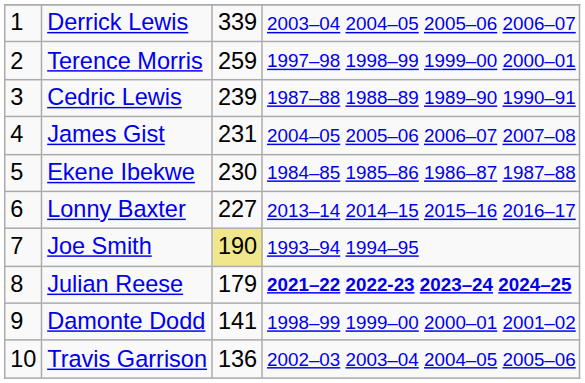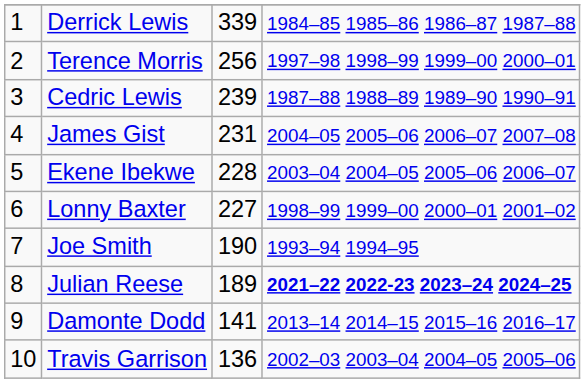(421, 23) 2003–04 2004–05 2005–06 2006–07 -> (421, 23) 1984–85 1985–86 1986–87 1987–88
(238, 60) 259 -> (238, 60) 256
(238, 172) 230 -> (238, 172) 228
(421, 173) 1984–85 1985–86 1986–87 1987–88 -> (421, 173) 2003–04 2004–05 2005–06 2006–07
(421, 210) 2013–14 2014–15 2015–16 2016–17 -> (421, 210) 1998–99 1999–00 2000–01 2001–02
(238, 246) khaki background -> (238, 246) no background
(238, 284) 179 -> (238, 284) 189
(421, 322) 1998–99 1999–00 2000–01 2001–02 -> (421, 322) 2013–14 2014–15 2015–16 2016–17
